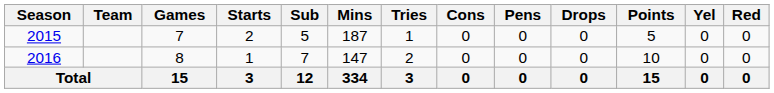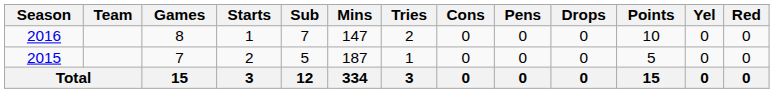rows swapped: (44, 36) <-> (44, 57)
